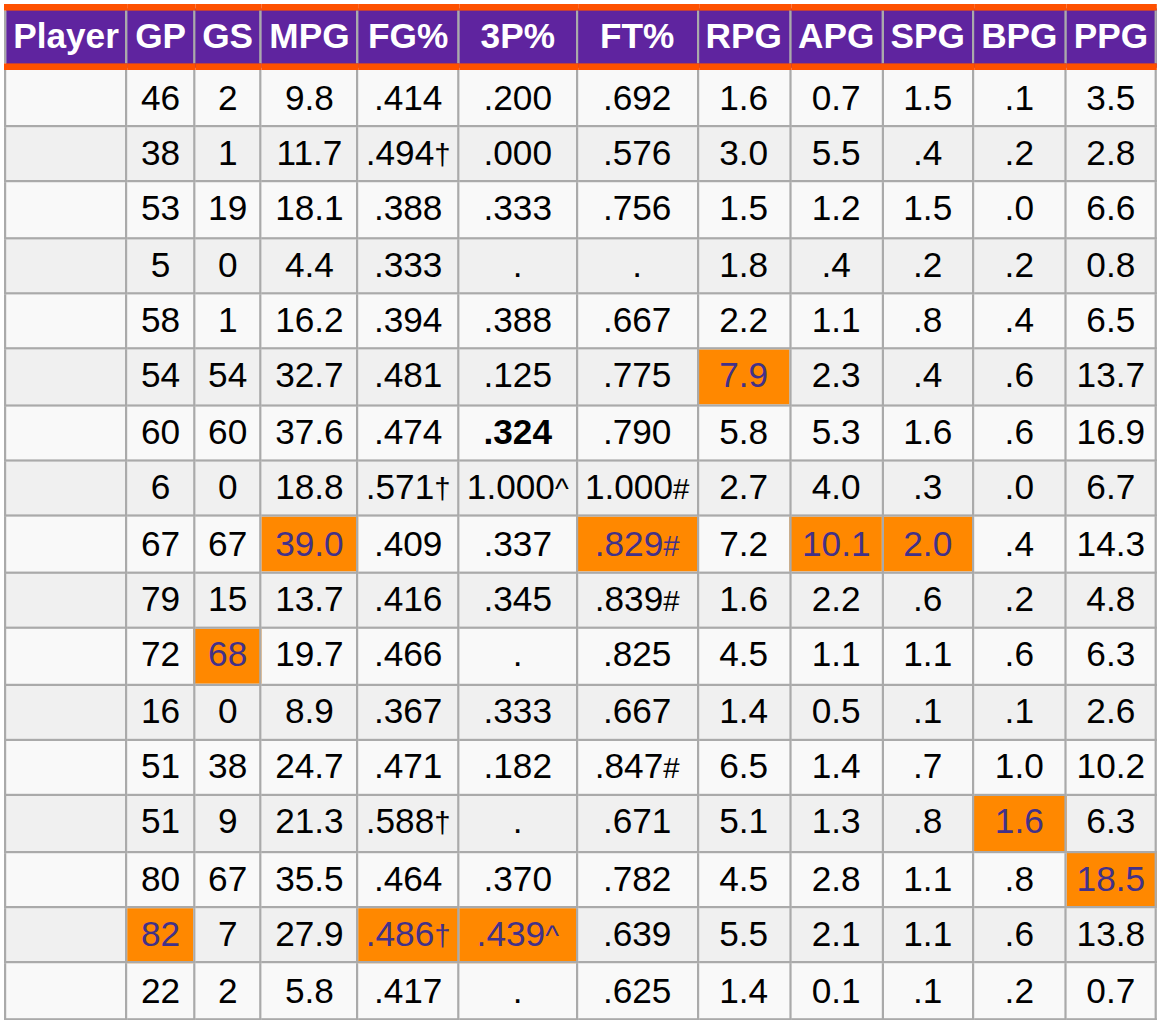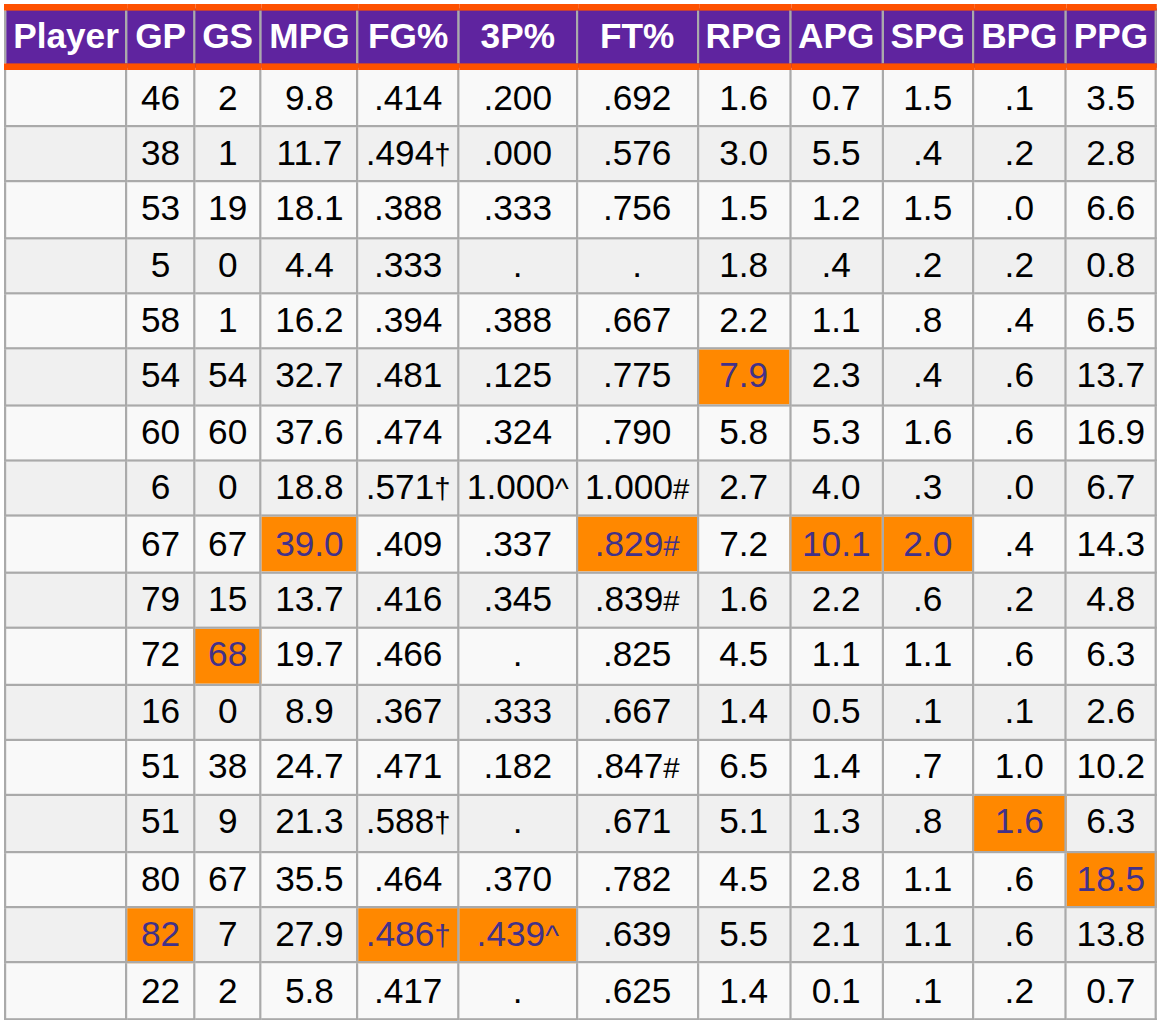(518, 431) bold -> (518, 431) normal
(1019, 878) .8 -> (1019, 878) .6
